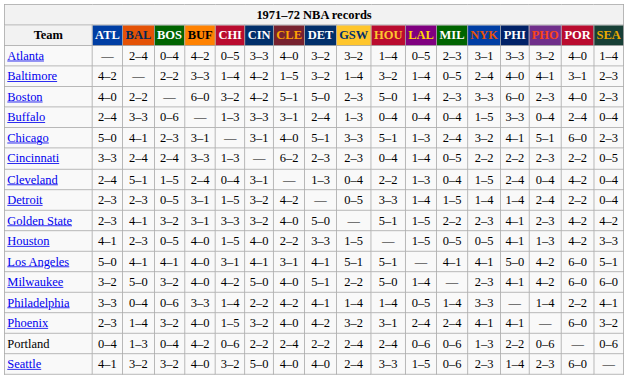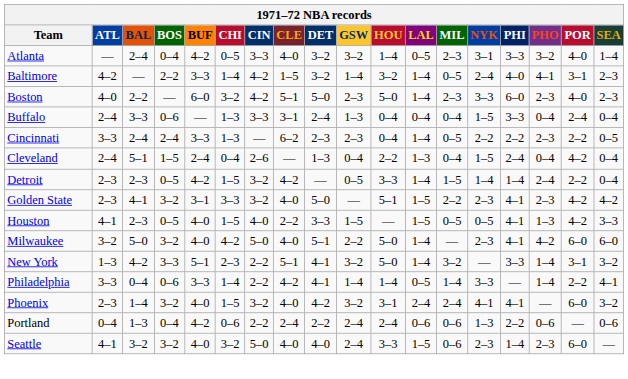- row: (28, 138)
(259, 179) 3–1 -> (259, 158) 2–6
(200, 199) 3–1 -> (200, 179) 4–2
- row: (38, 261)
+ row: (33, 261)
